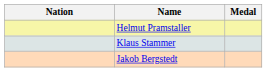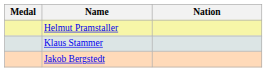columns swapped: (243, 12) <-> (59, 12)
